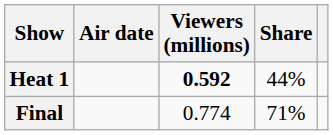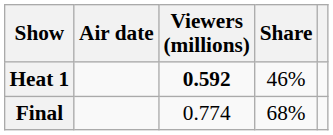(286, 79) 44% -> (286, 79) 46%
(286, 112) 71% -> (286, 112) 68%
